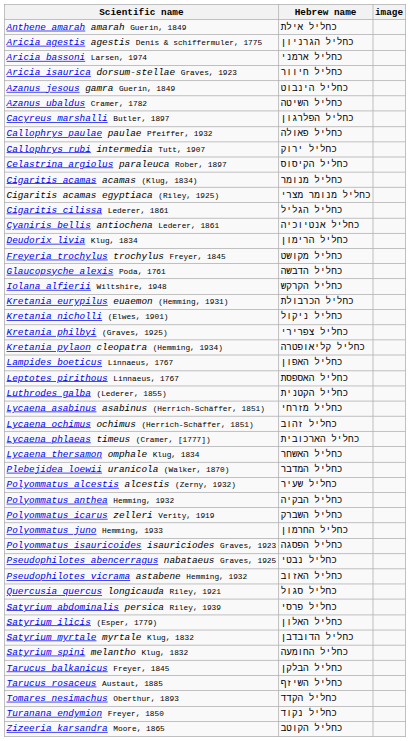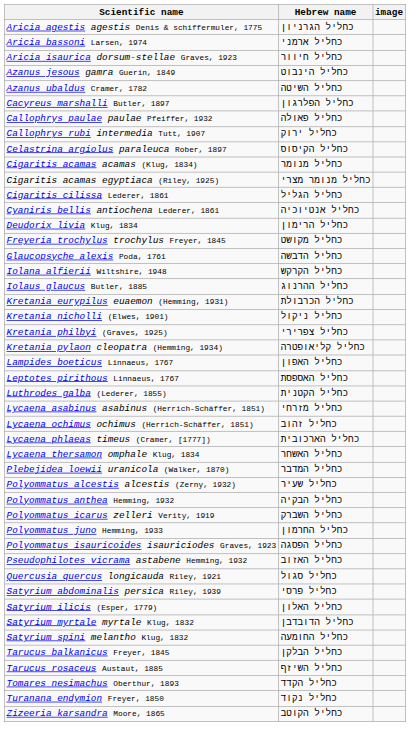- row: (96, 27)
+ row: (77, 287)
- row: (141, 561)
